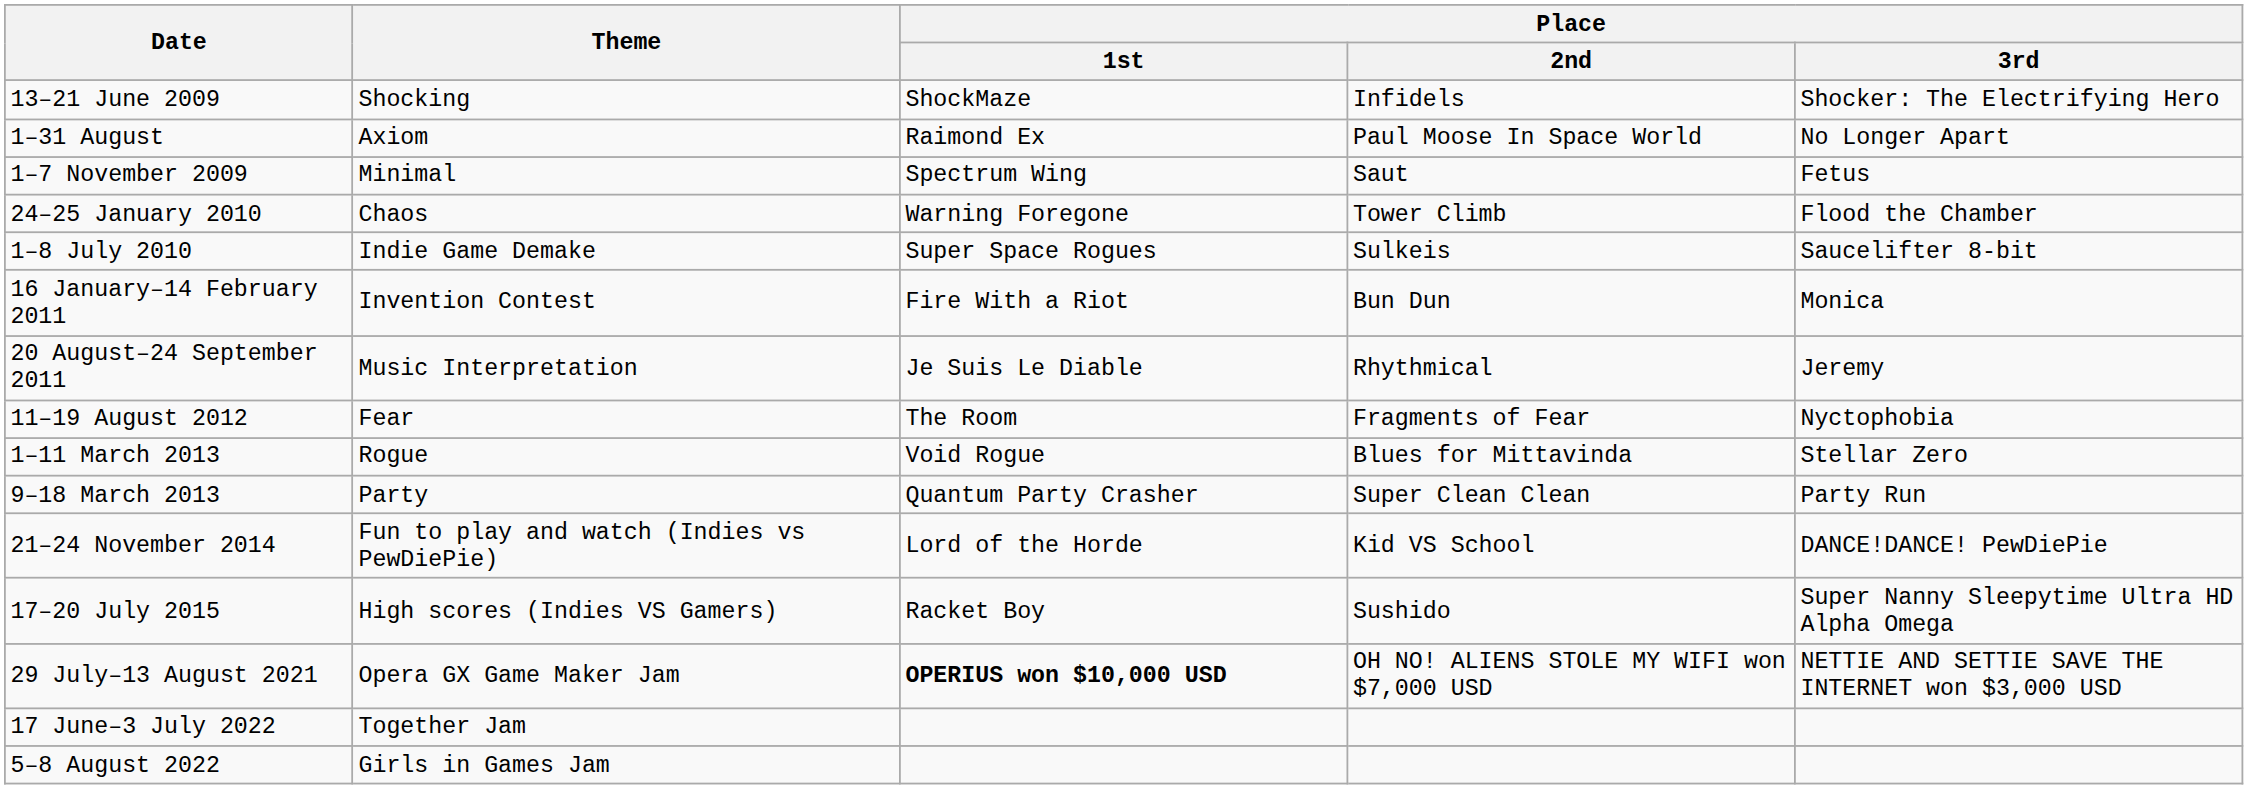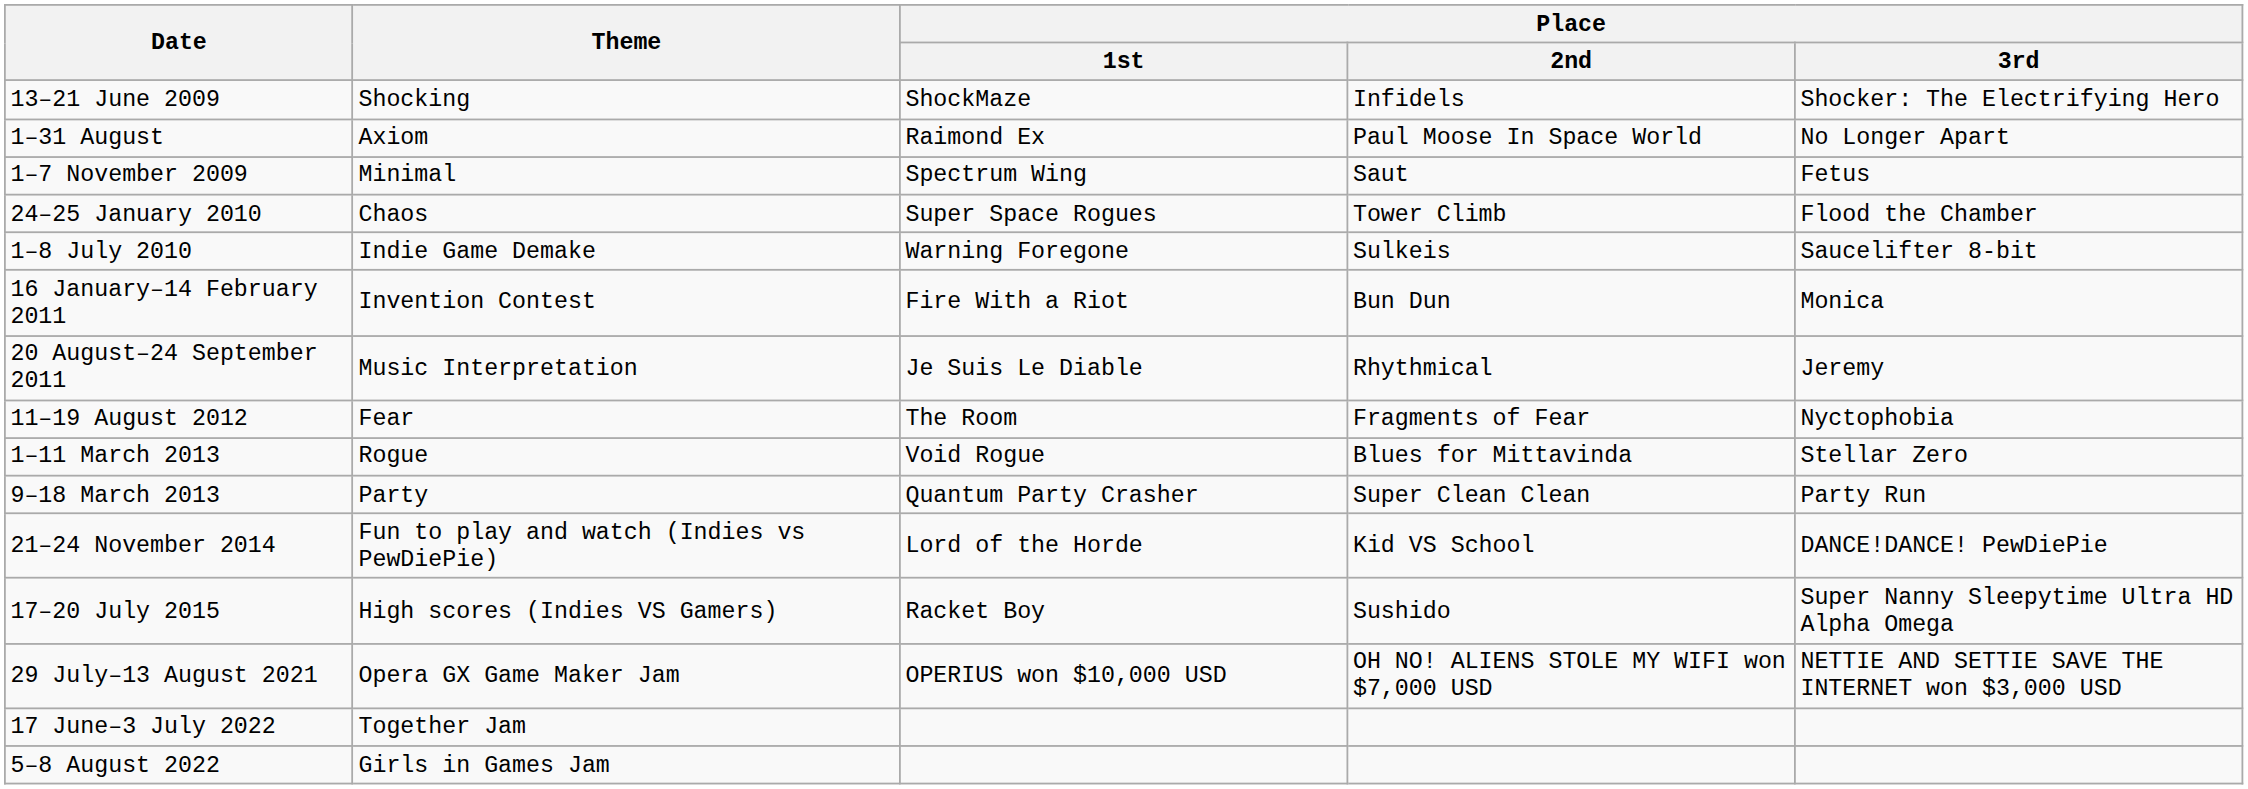(1017, 213) Warning Foregone -> (1031, 213) Super Space Rogues
(1031, 251) Super Space Rogues -> (1017, 251) Warning Foregone
(1066, 676) bold -> (1066, 676) normal
